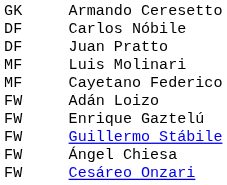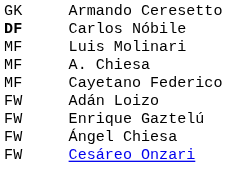(13, 29) normal -> (13, 29) bold
- row: (118, 47)
+ row: (109, 65)
- row: (146, 137)
